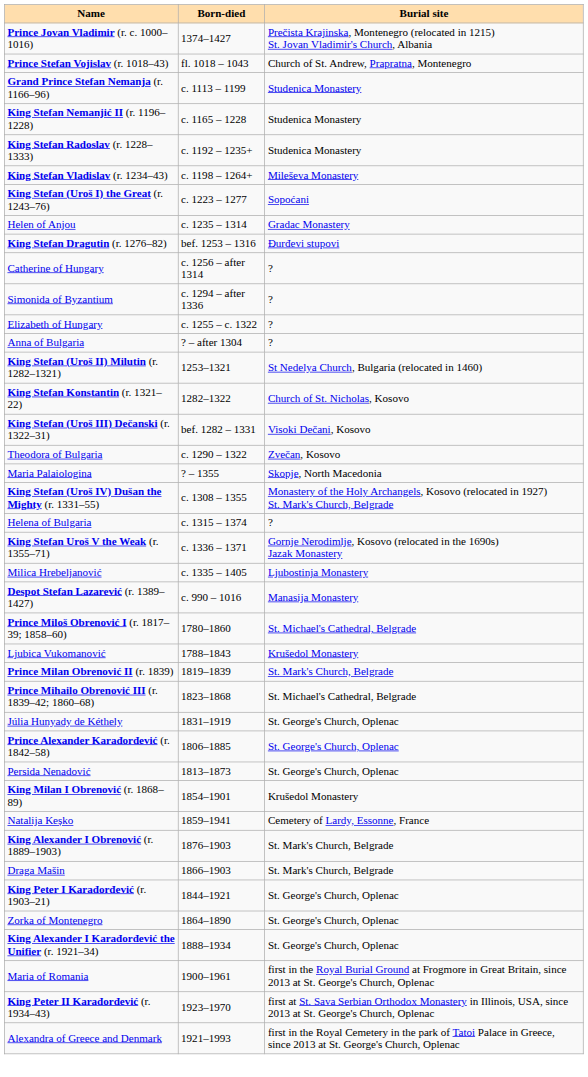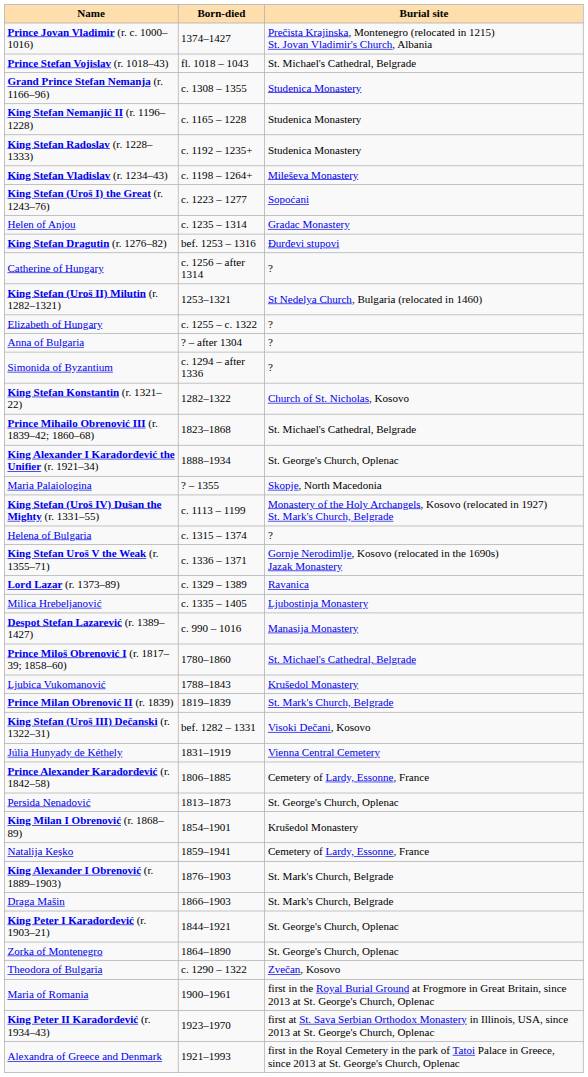(370, 63) Church of St. Andrew, Prapratna, Montenegro -> (342, 63) St. Michael's Cathedral, Belgrade
(213, 88) c. 1113 – 1199 -> (214, 88) c. 1308 – 1355
rows swapped: (83, 367) <-> (60, 299)
rows swapped: (89, 429) <-> (83, 696)
rows swapped: (55, 454) <-> (91, 945)
(214, 498) c. 1308 – 1355 -> (213, 510) c. 1113 – 1199
+ row: (64, 585)
(333, 721) St. George's Church, Oplenac -> (324, 752) Vienna Central Cemetery
(333, 746) St. George's Church, Oplenac -> (348, 777) Cemetery of Lardy, Essonne, France
